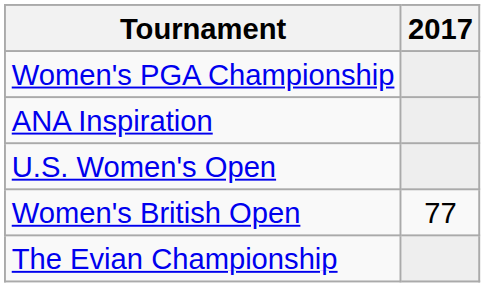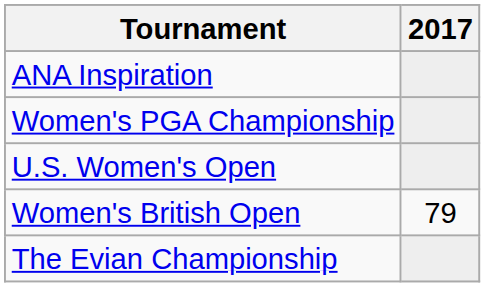rows swapped: (112, 121) <-> (203, 74)
(440, 213) 77 -> (440, 213) 79
